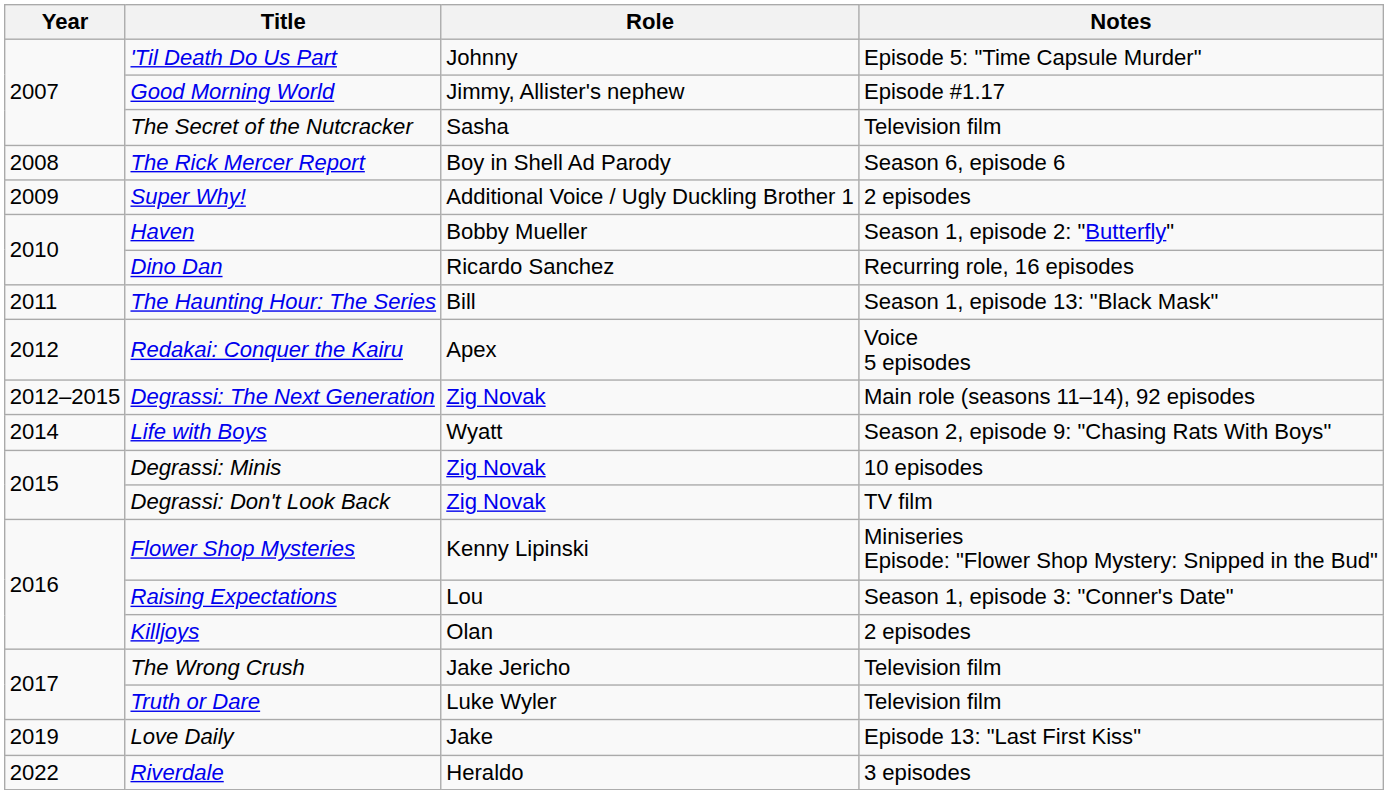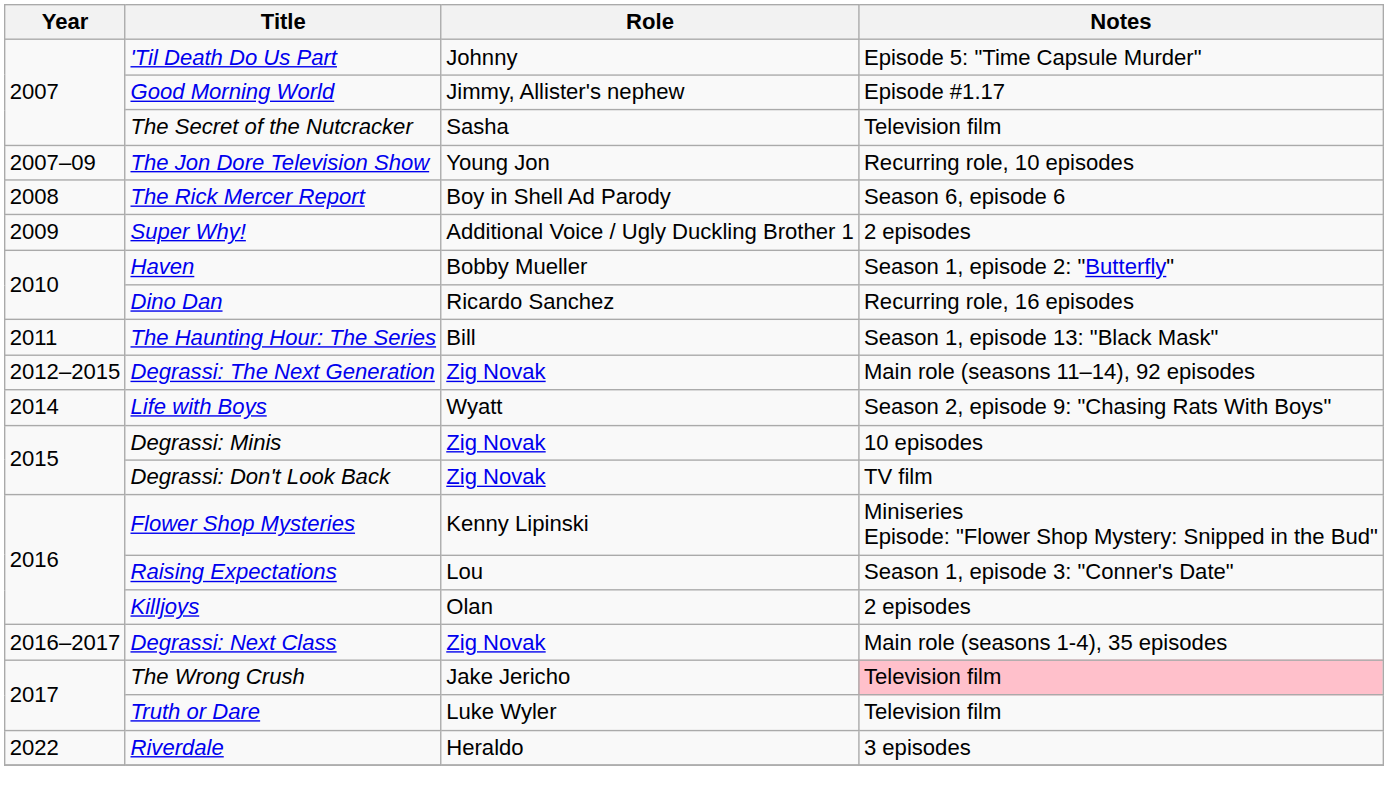+ row: (280, 162)
- row: (267, 349)
+ row: (234, 642)
(933, 666) no background -> (933, 677) pink background
- row: (182, 737)
